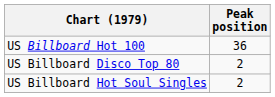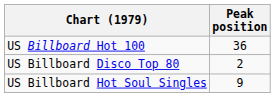(240, 83) 2 -> (240, 83) 9
